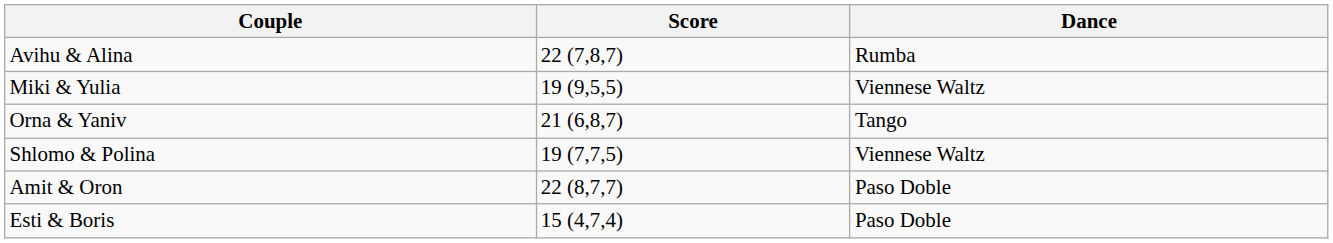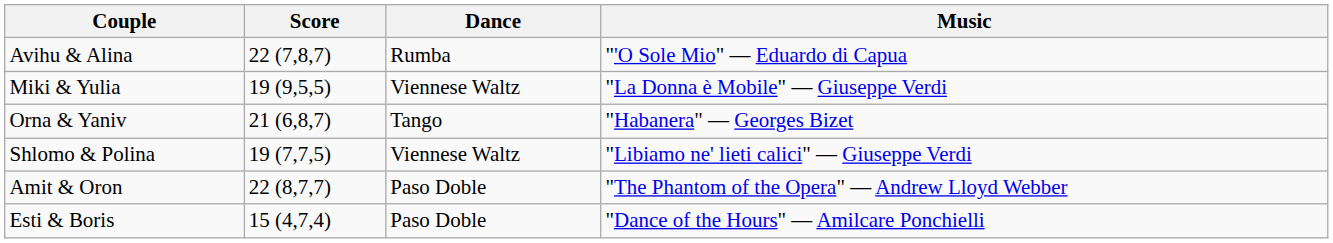+ column: (964, 21)
